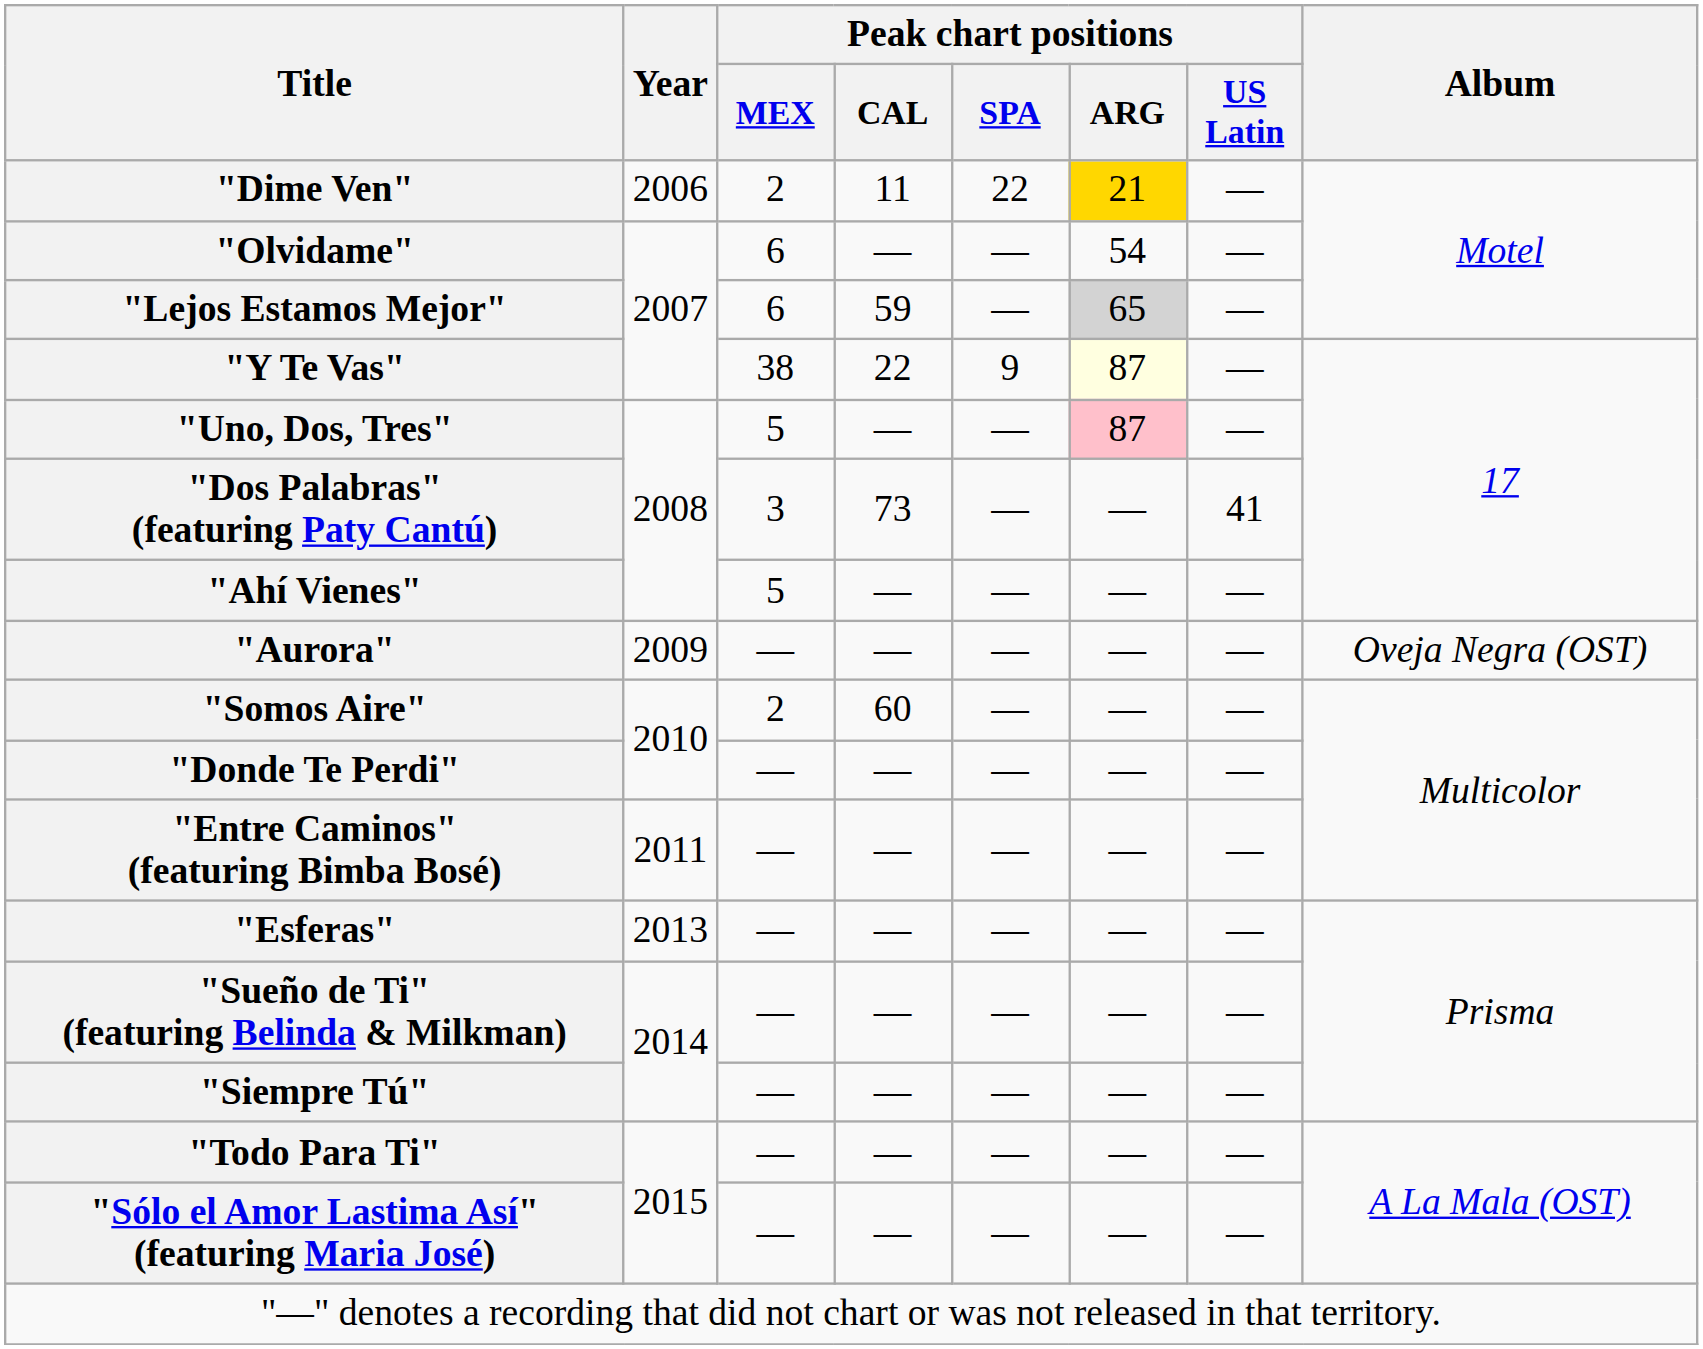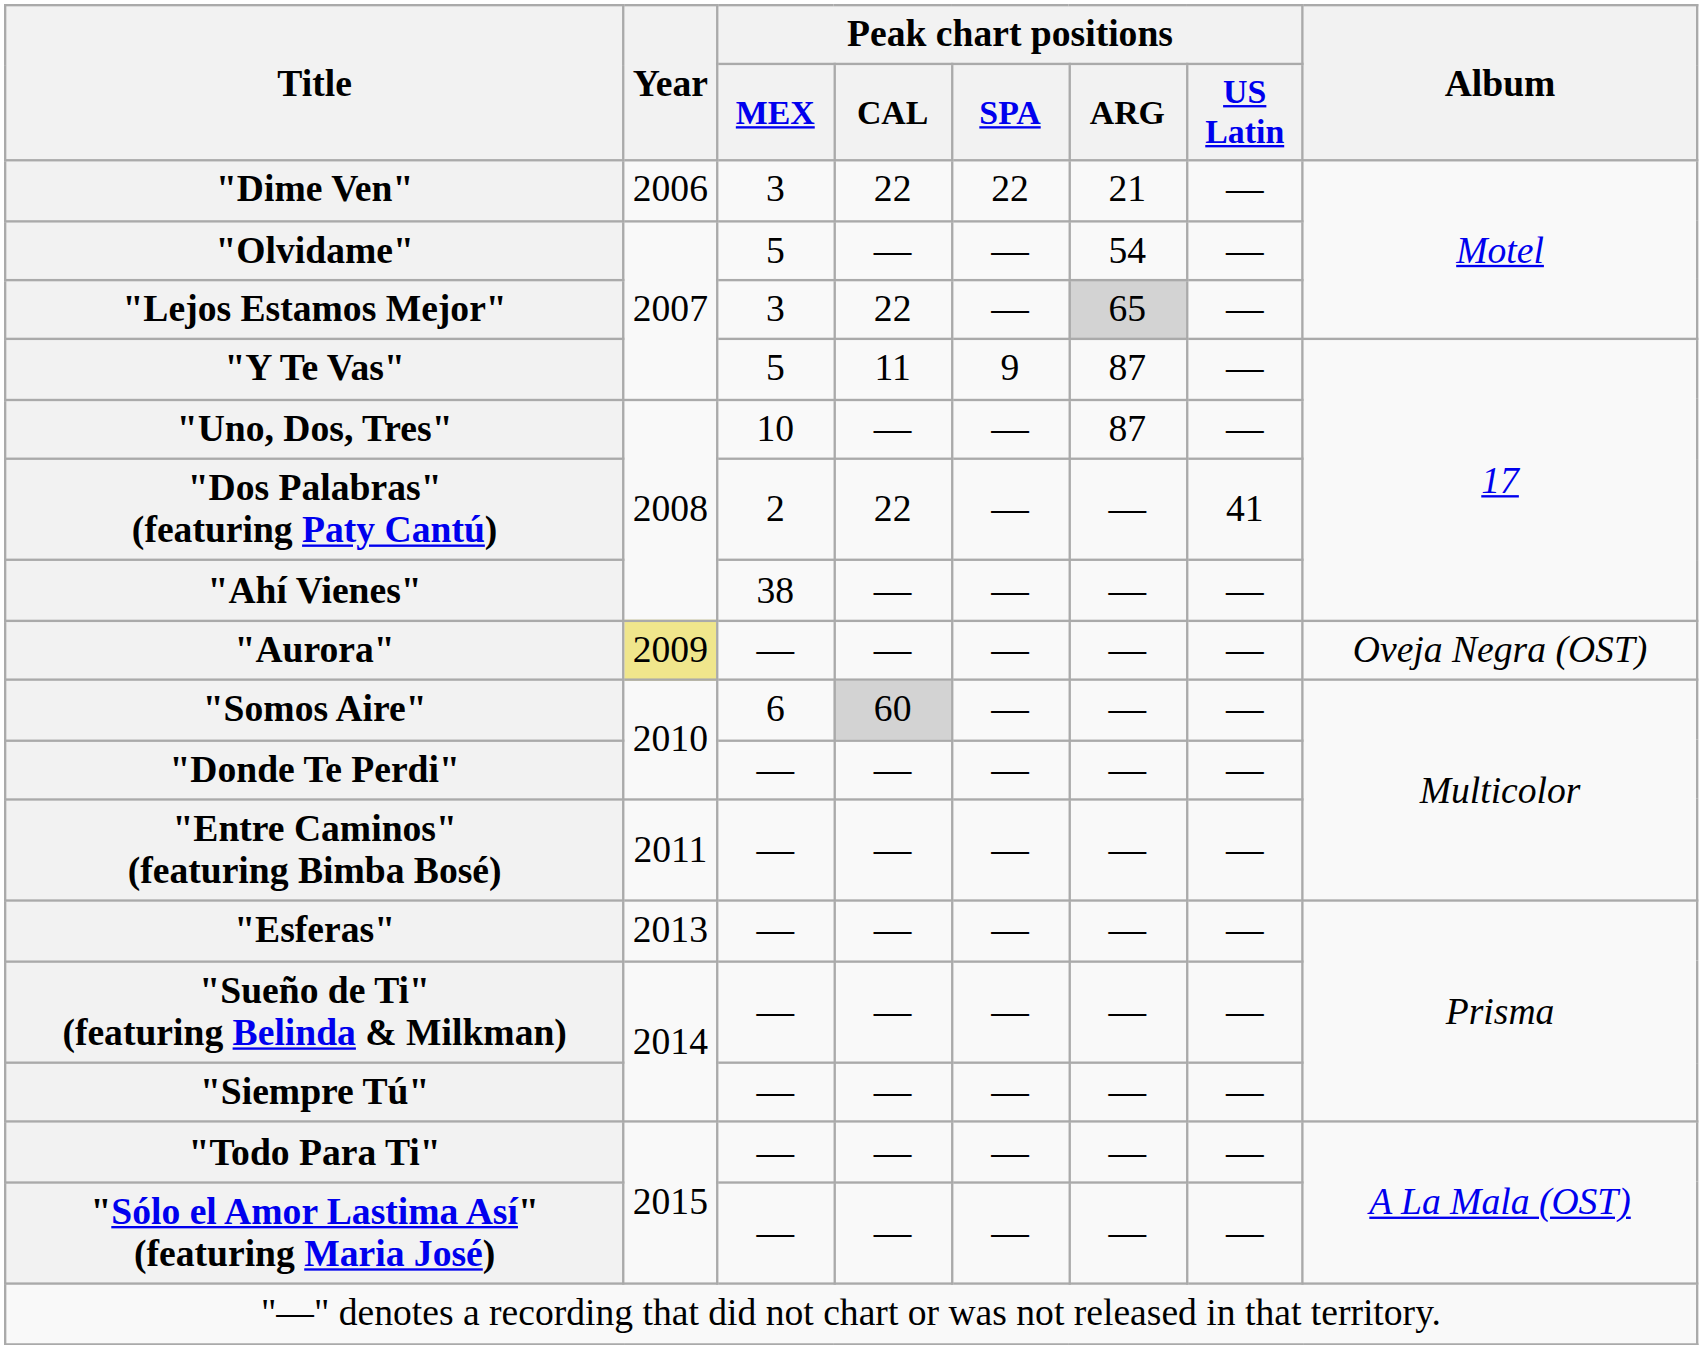(775, 189) 2 -> (775, 189) 3
(893, 189) 11 -> (893, 189) 22
(1127, 189) gold background -> (1127, 189) no background
(775, 249) 6 -> (775, 249) 5
(775, 308) 6 -> (775, 308) 3
(893, 308) 59 -> (893, 308) 22
(775, 368) 38 -> (775, 368) 5
(893, 368) 22 -> (893, 368) 11
(1127, 368) lightyellow background -> (1127, 368) no background
(775, 428) 5 -> (775, 428) 10
(1127, 428) pink background -> (1127, 428) no background
(775, 509) 3 -> (775, 509) 2
(893, 509) 73 -> (893, 509) 22
(775, 589) 5 -> (775, 589) 38
(670, 649) no background -> (670, 649) khaki background
(775, 709) 2 -> (775, 709) 6
(893, 709) no background -> (893, 709) lightgrey background
